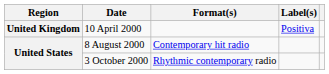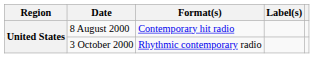- row: (113, 28)
